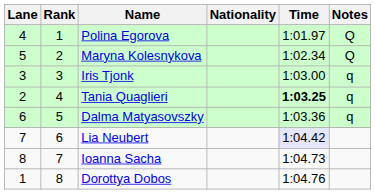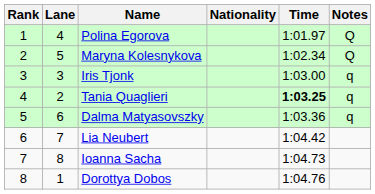columns swapped: (59, 14) <-> (23, 14)
(304, 138) lavender background -> (304, 138) no background
